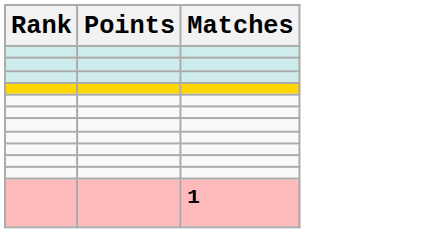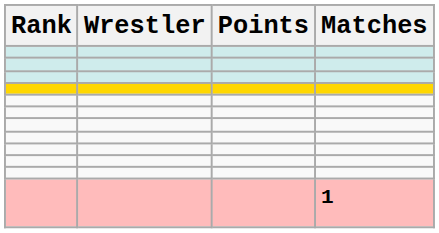+ column: (145, 26)
